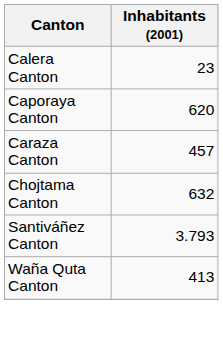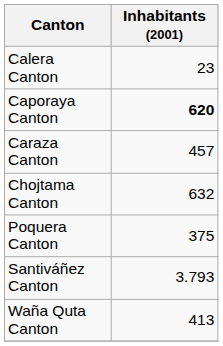(201, 109) normal -> (201, 109) bold
+ row: (37, 235)
